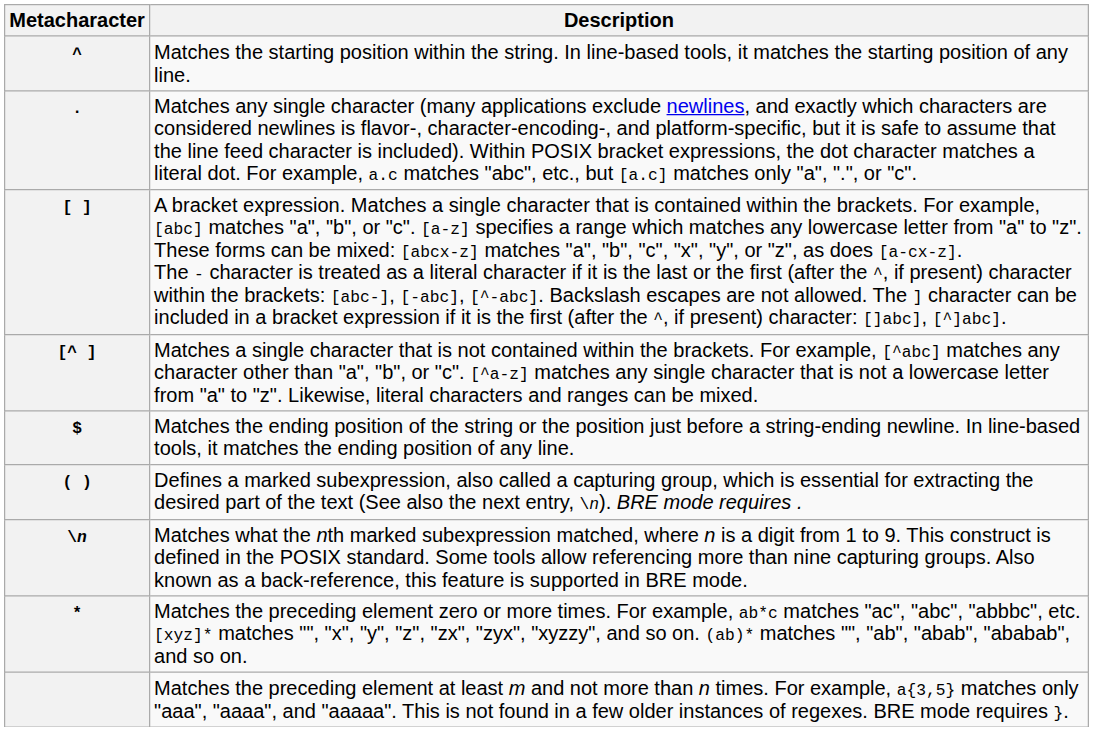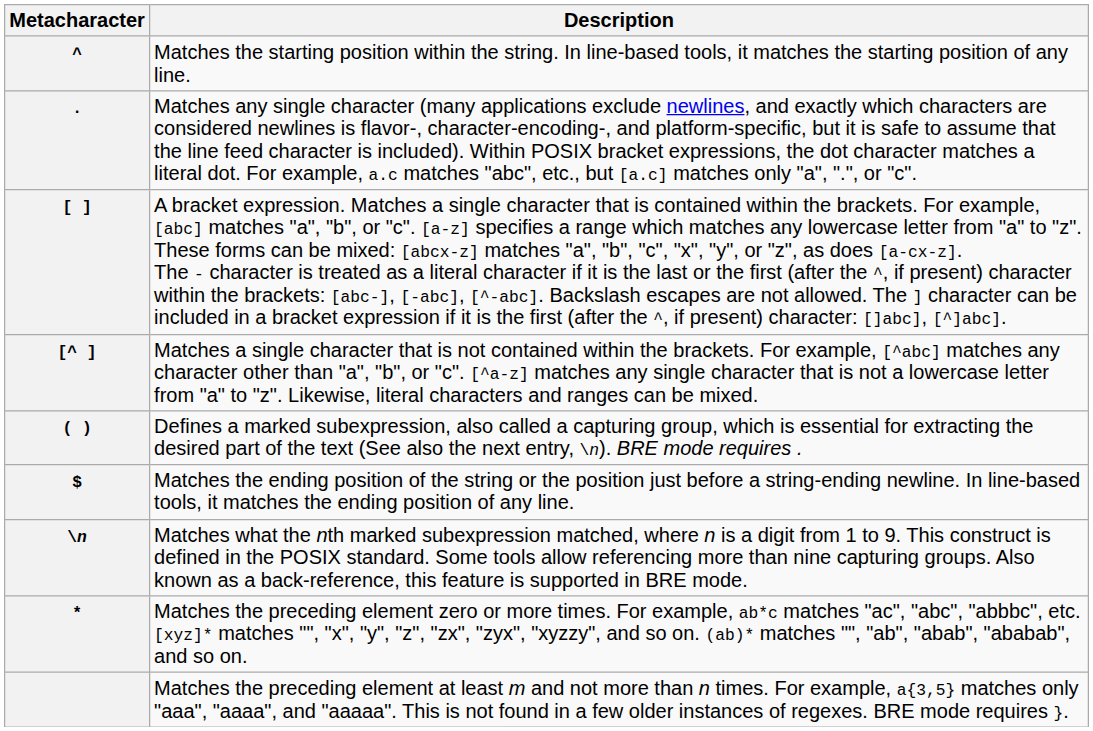rows swapped: (77, 428) <-> (77, 483)
